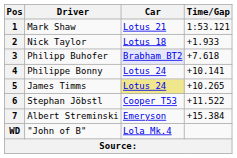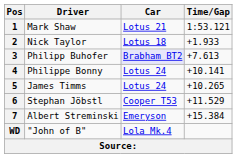(203, 57) +7.618 -> (203, 57) +7.613
(145, 86) khaki background -> (145, 86) no background
(206, 101) +11.522 -> (206, 101) +11.529
